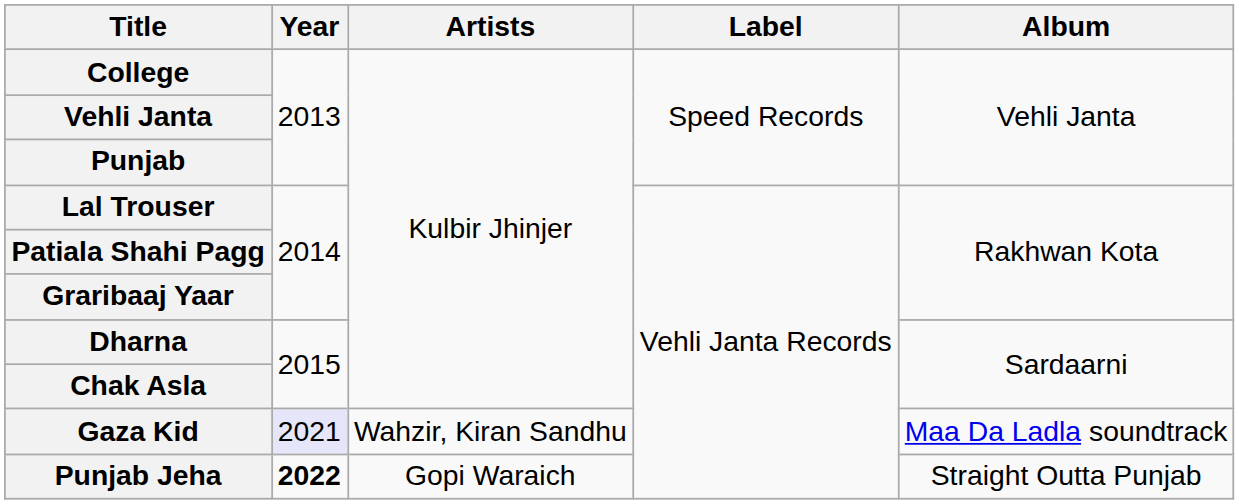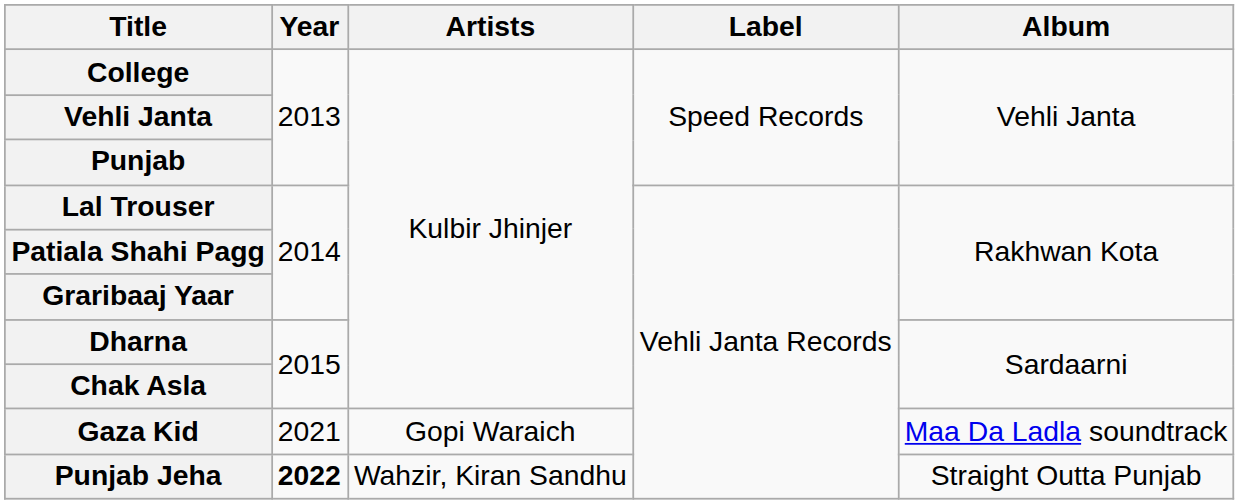(309, 431) lavender background -> (309, 431) no background
(490, 431) Wahzir, Kiran Sandhu -> (490, 431) Gopi Waraich
(490, 476) Gopi Waraich -> (490, 476) Wahzir, Kiran Sandhu
